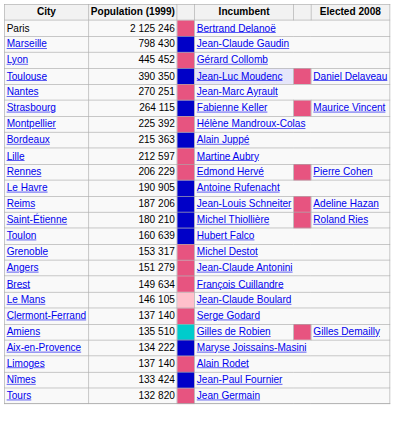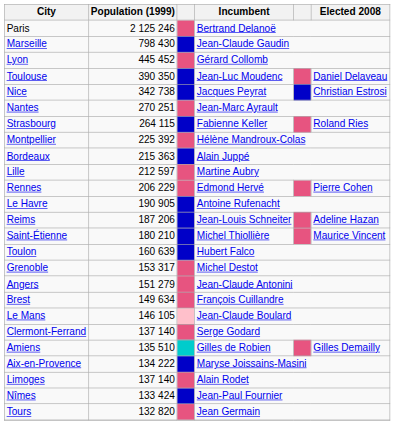(240, 76) lavender background -> (240, 76) no background
+ row: (17, 92)
(349, 108) Maurice Vincent -> (341, 124) Roland Ries
(341, 220) Roland Ries -> (349, 236) Maurice Vincent
